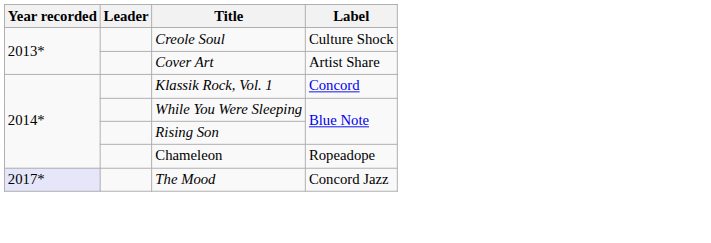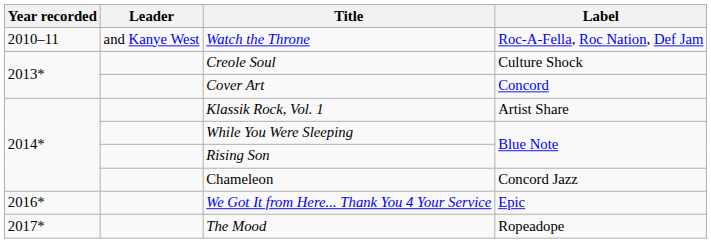+ row: (258, 39)
(344, 62) Artist Share -> (524, 86) Concord
(334, 86) Concord -> (534, 109) Artist Share
(342, 156) Ropeadope -> (538, 179) Concord Jazz
+ row: (349, 202)
(26, 179) lavender background -> (26, 226) no background
(349, 179) Concord Jazz -> (531, 226) Ropeadope
